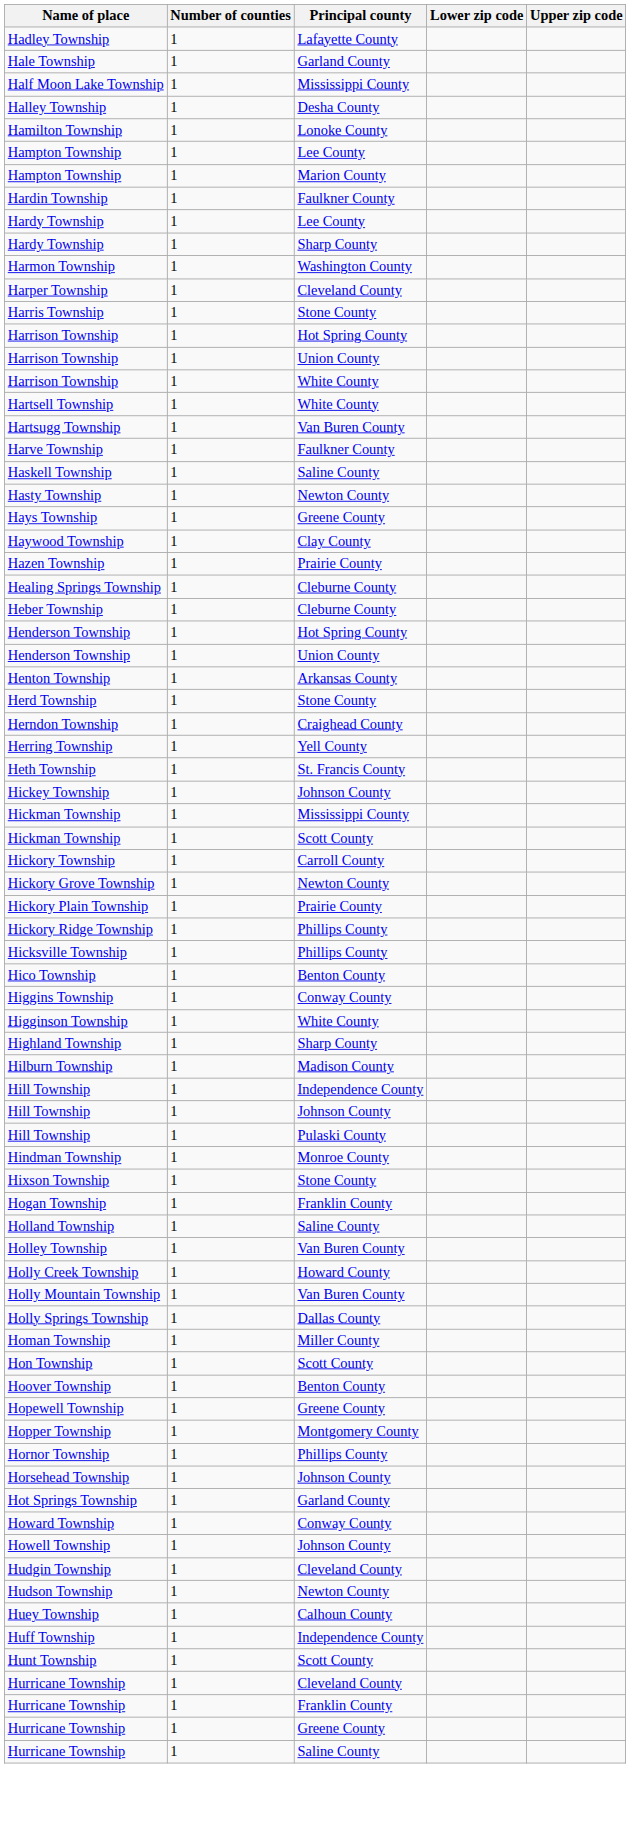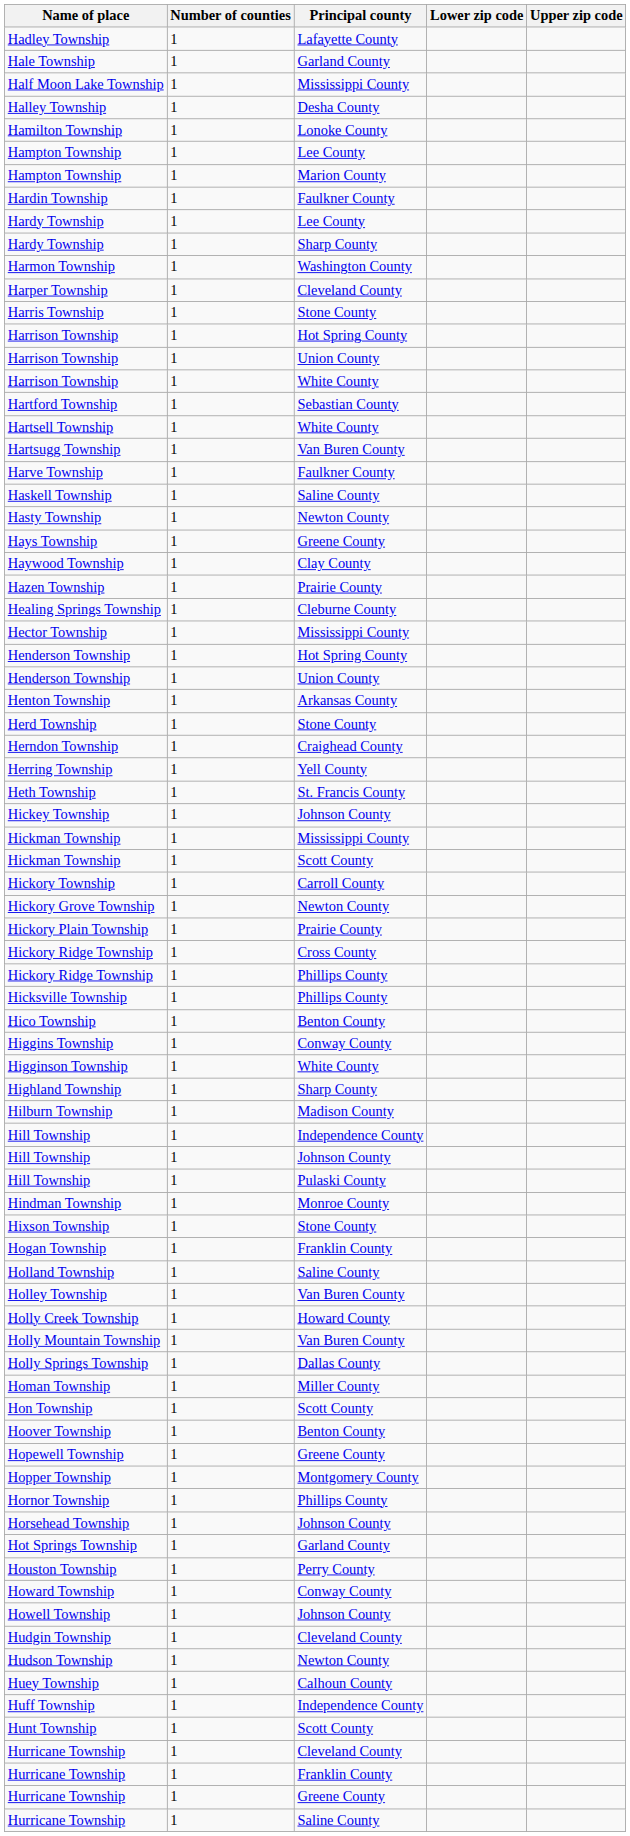+ row: (63, 404)
- row: (55, 609)
+ row: (57, 632)
+ row: (80, 952)
+ row: (62, 1568)
